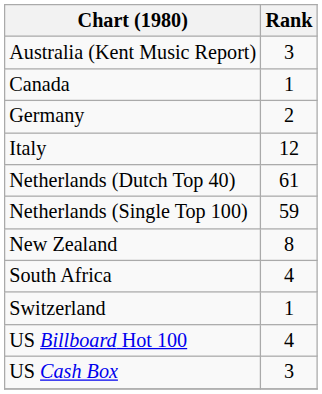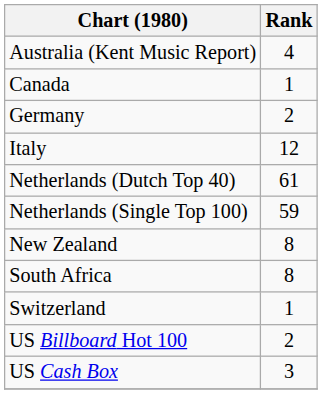(289, 52) 3 -> (289, 52) 4
(289, 276) 4 -> (289, 276) 8
(289, 340) 4 -> (289, 340) 2
